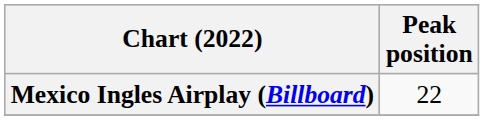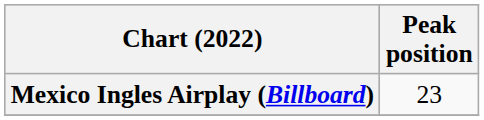(429, 94) 22 -> (429, 94) 23
